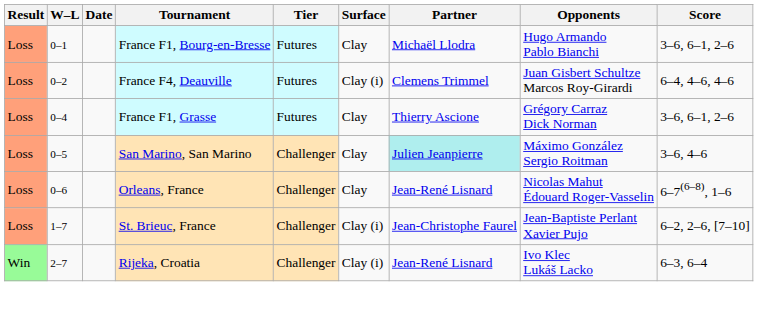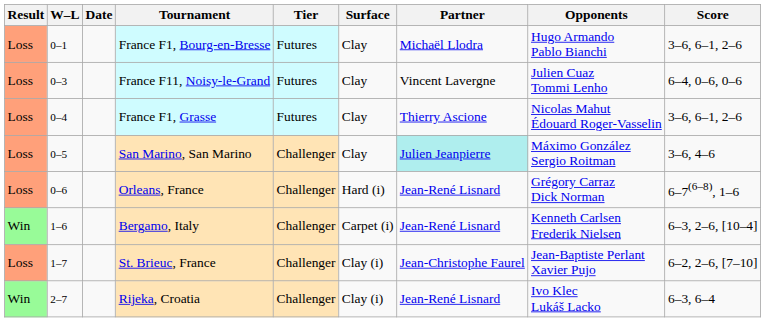- row: (175, 80)
+ row: (194, 80)
(565, 116) Grégory Carraz Dick Norman -> (596, 116) Nicolas Mahut Édouard Roger-Vasselin
(354, 189) Clay -> (363, 189) Hard (i)
(589, 189) Nicolas Mahut Édouard Roger-Vasselin -> (573, 189) Grégory Carraz Dick Norman
+ row: (159, 226)
